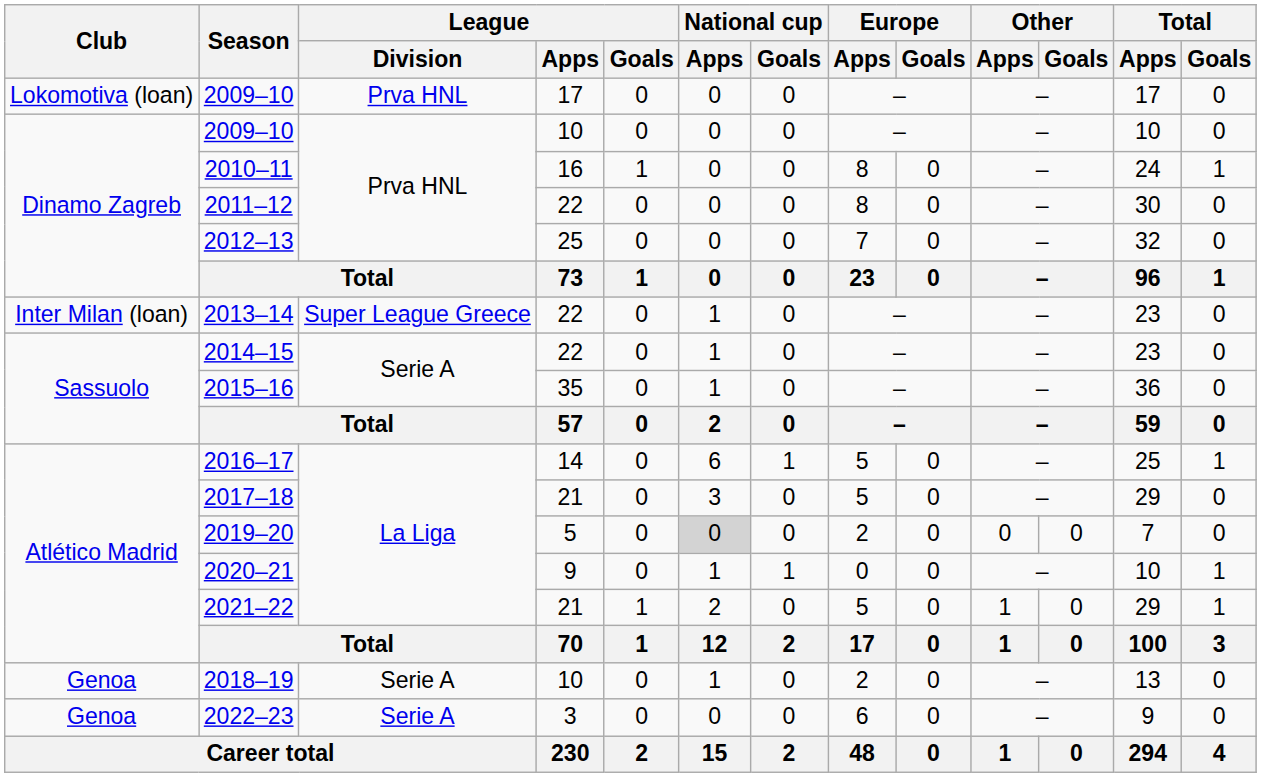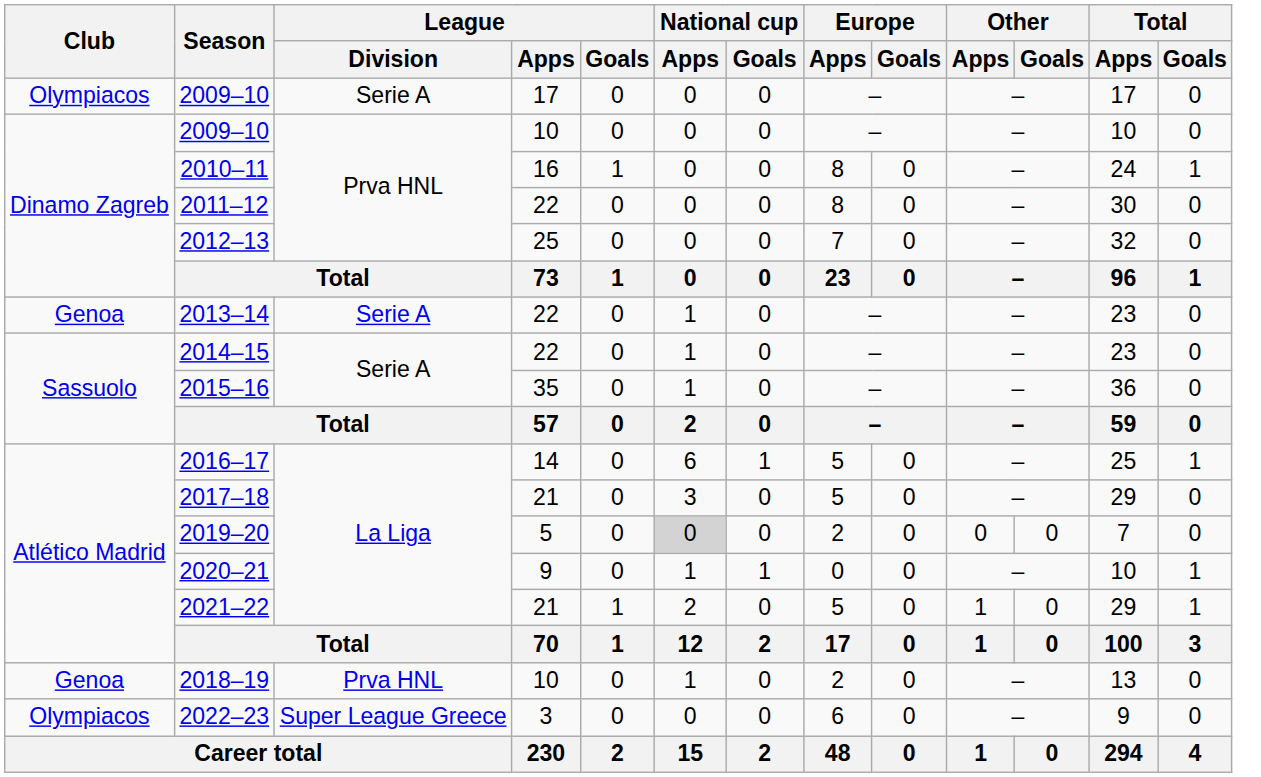(102, 95) Lokomotiva (loan) -> (89, 95) Olympiacos
(417, 95) Prva HNL -> (393, 95) Serie A
(102, 315) Inter Milan (loan) -> (89, 315) Genoa
(417, 315) Super League Greece -> (393, 315) Serie A
(417, 680) Serie A -> (393, 680) Prva HNL
(102, 717) Genoa -> (89, 717) Olympiacos
(417, 717) Serie A -> (393, 717) Super League Greece
